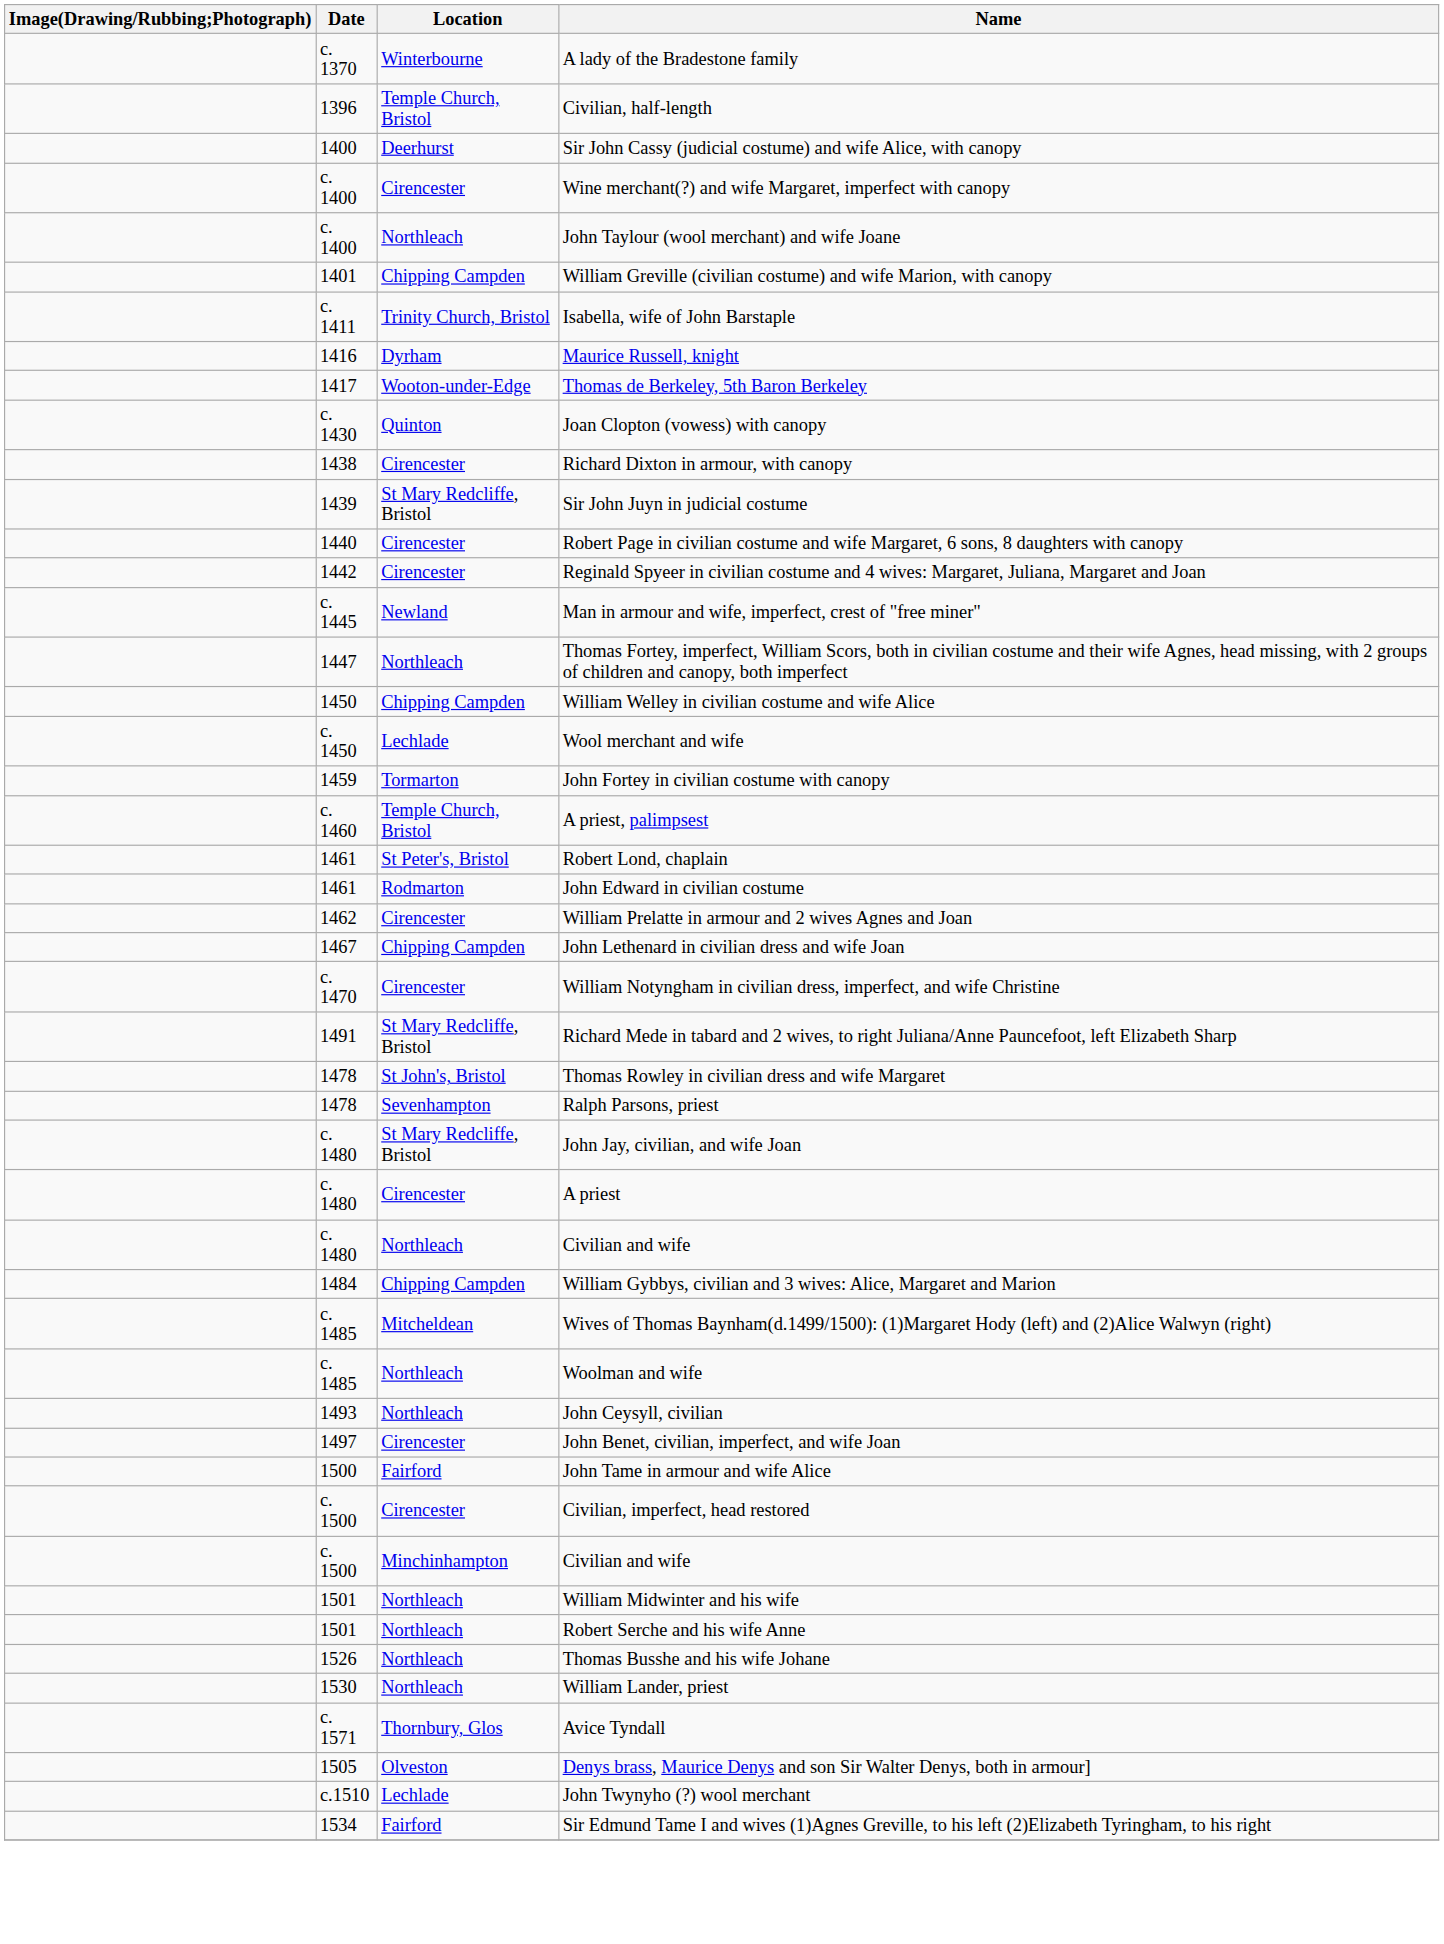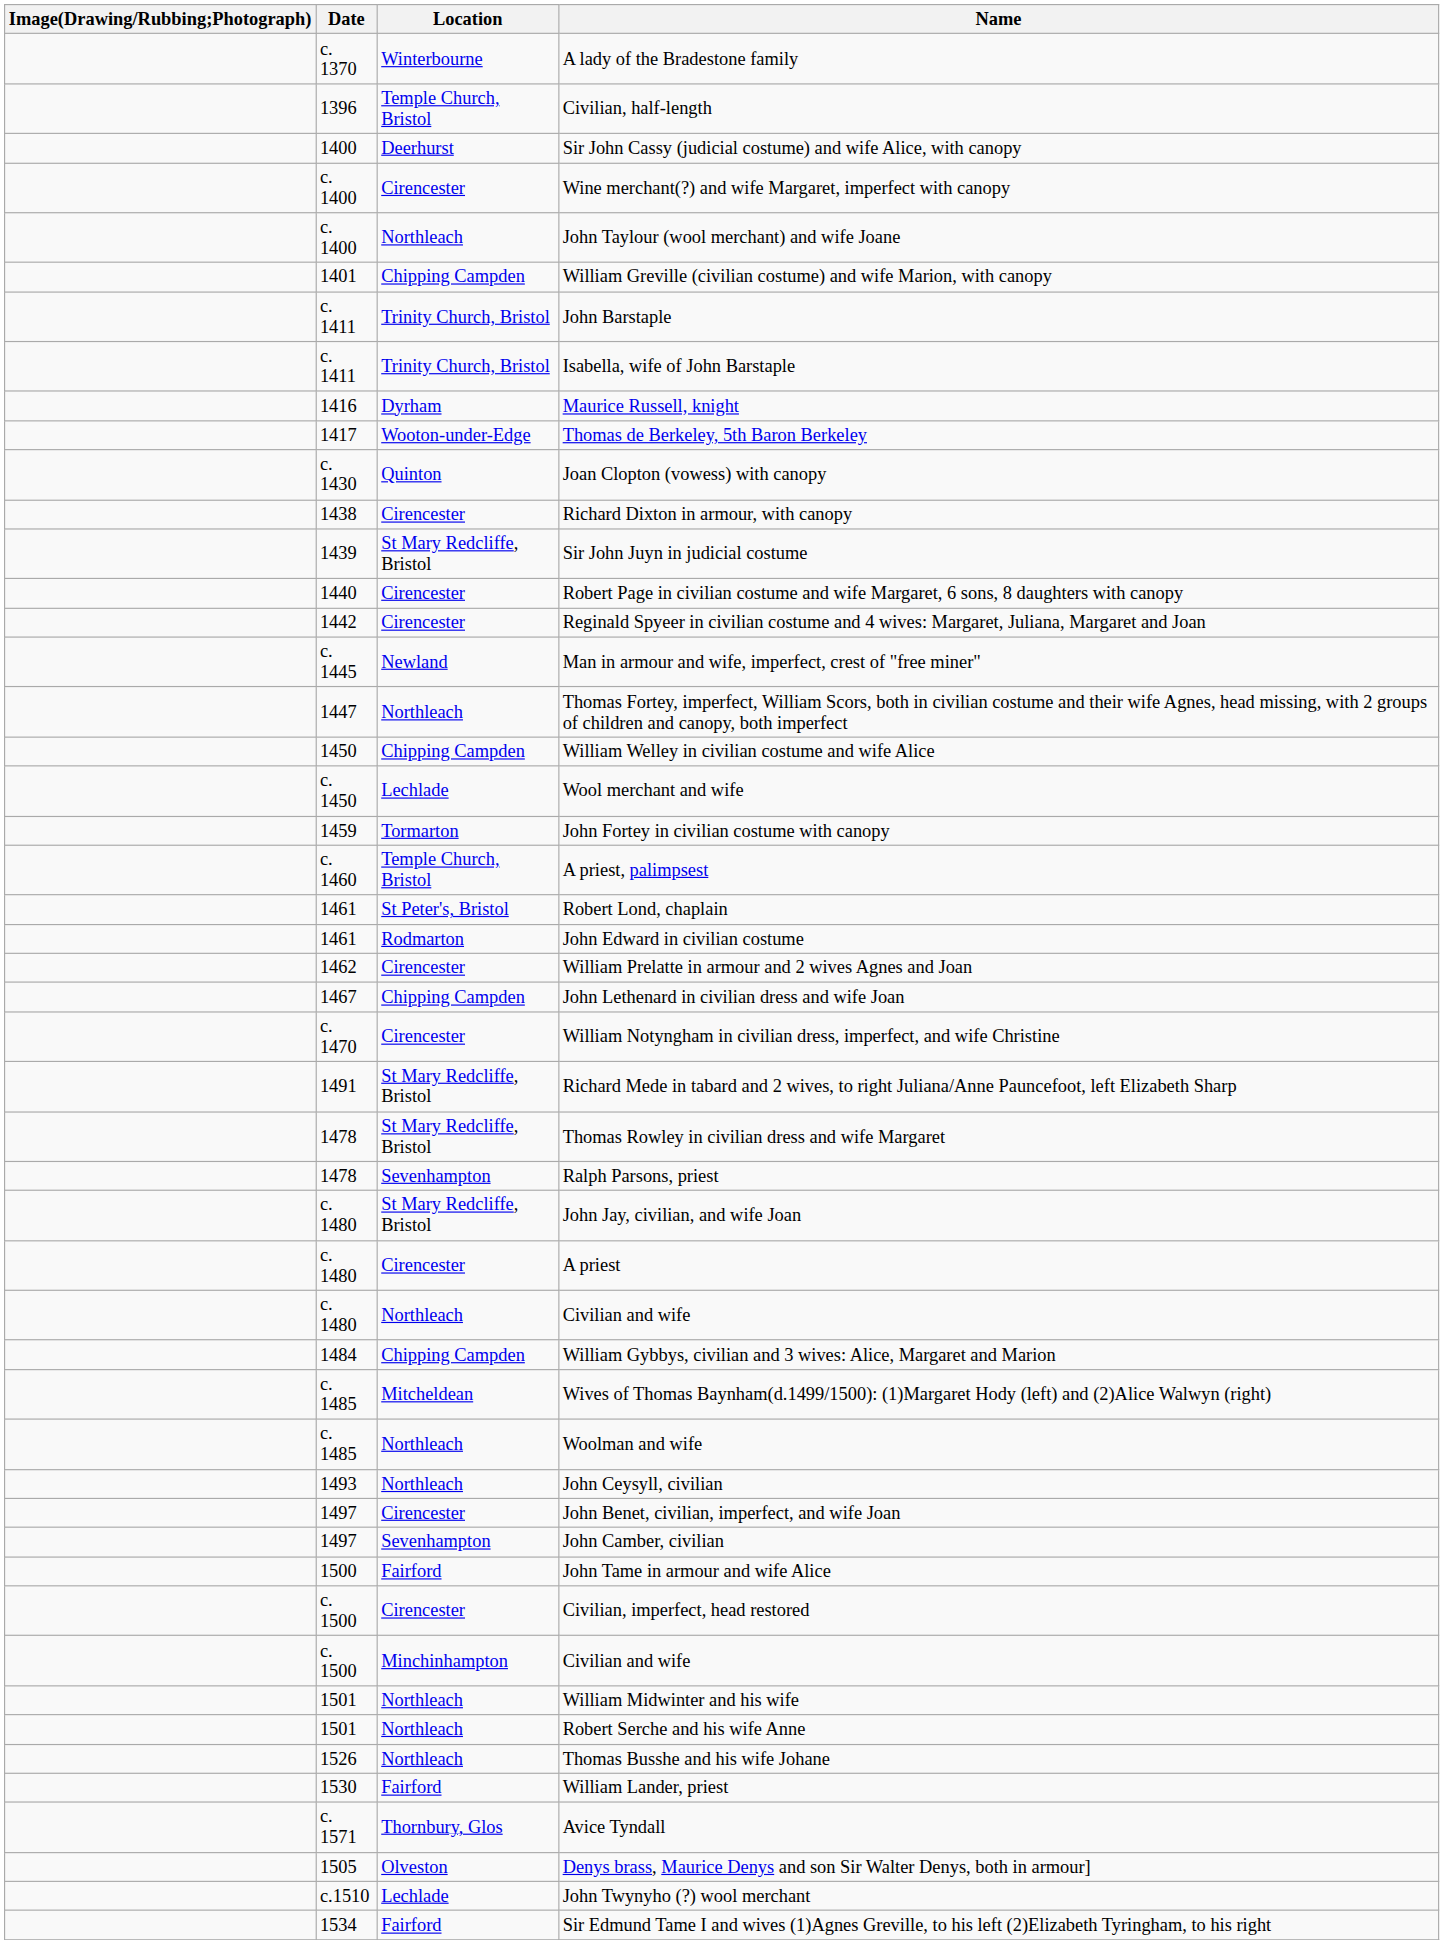+ row: (338, 316)
(443, 1076) St John's, Bristol -> (450, 1136) St Mary Redcliffe, Bristol
+ row: (338, 1541)
(422, 1687) Northleach -> (411, 1787) Fairford
